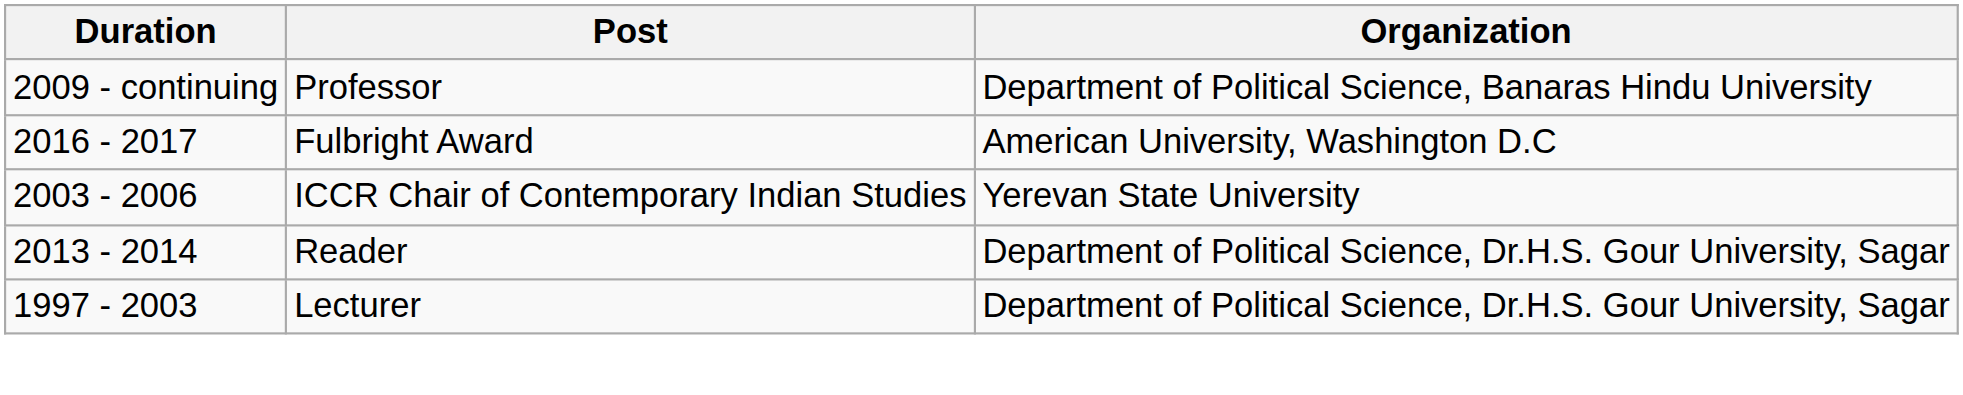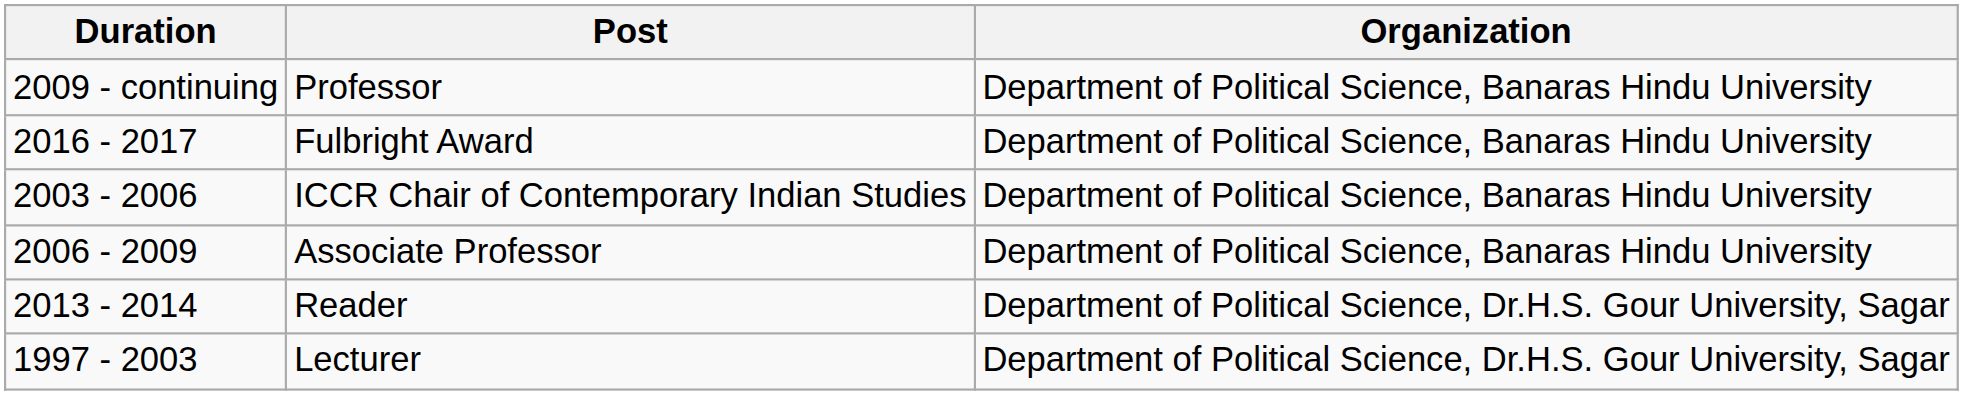(1270, 141) American University, Washington D.C -> (1427, 141) Department of Political Science, Banaras Hindu University
(1171, 196) Yerevan State University -> (1427, 196) Department of Political Science, Banaras Hindu University
+ row: (448, 251)
